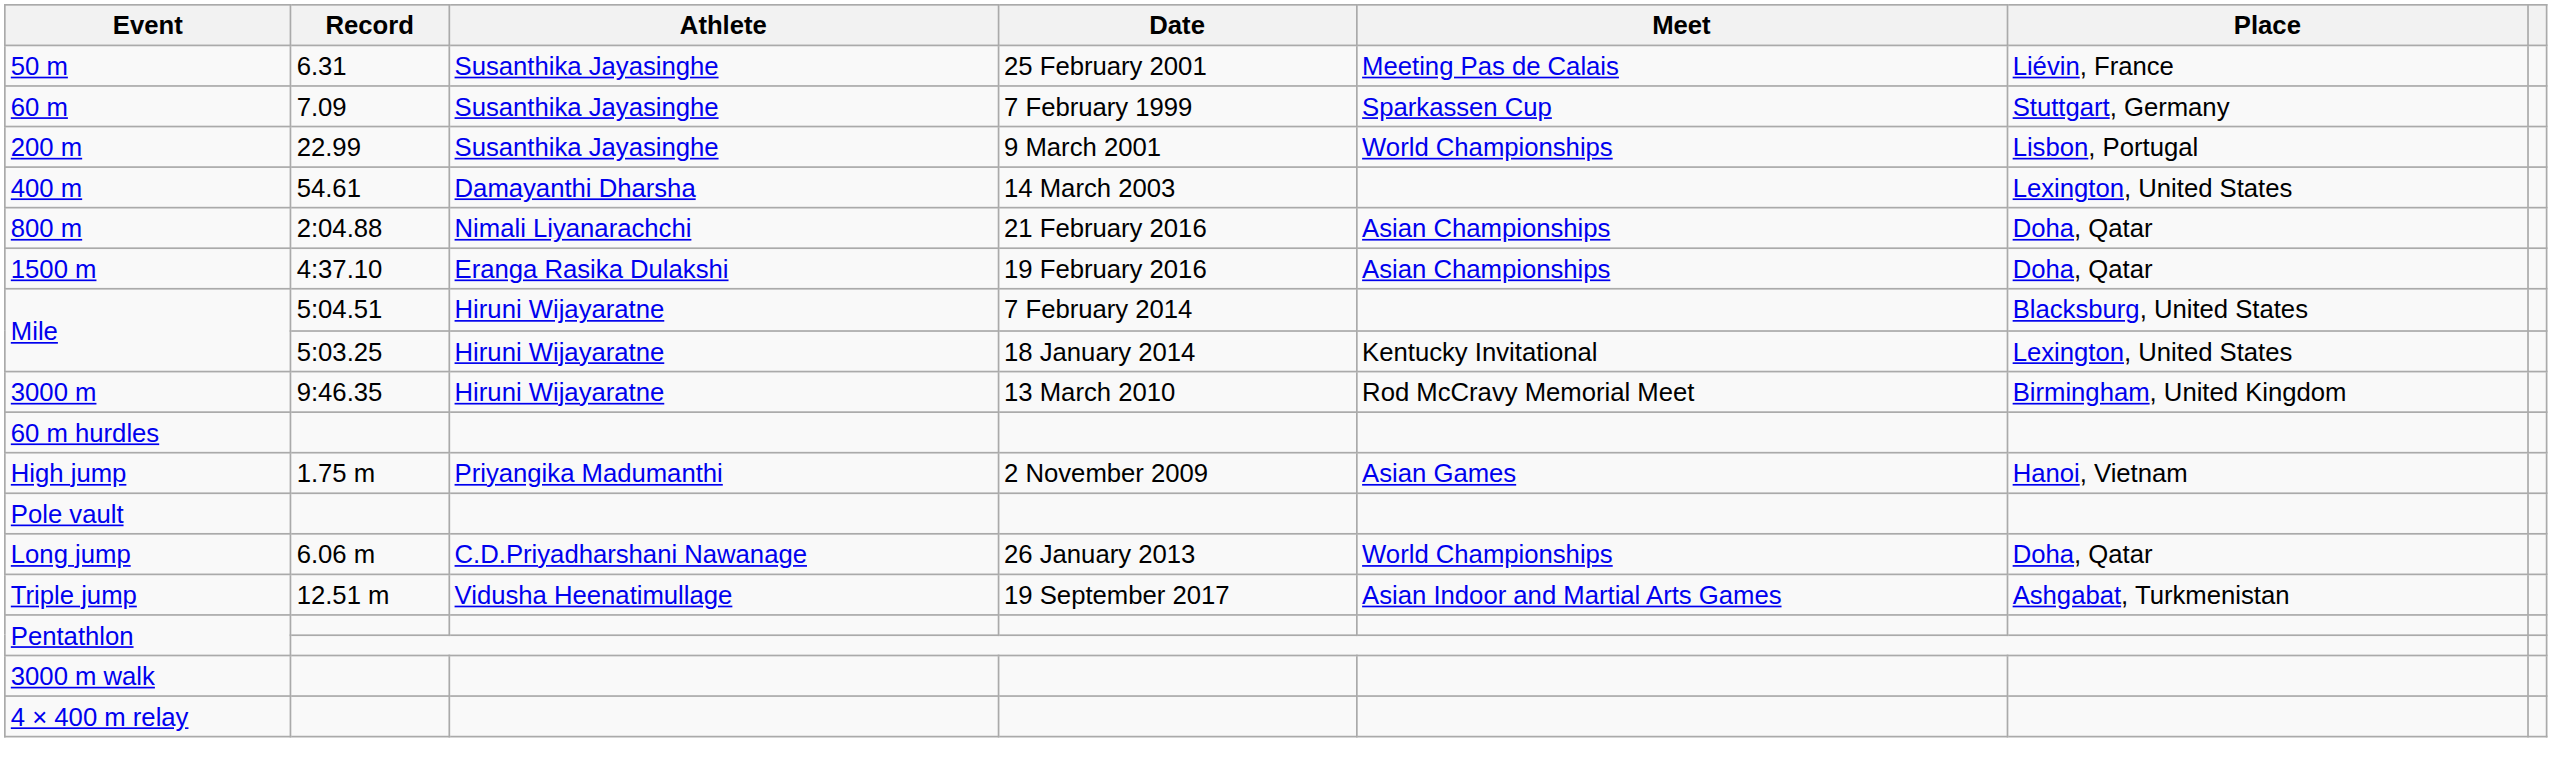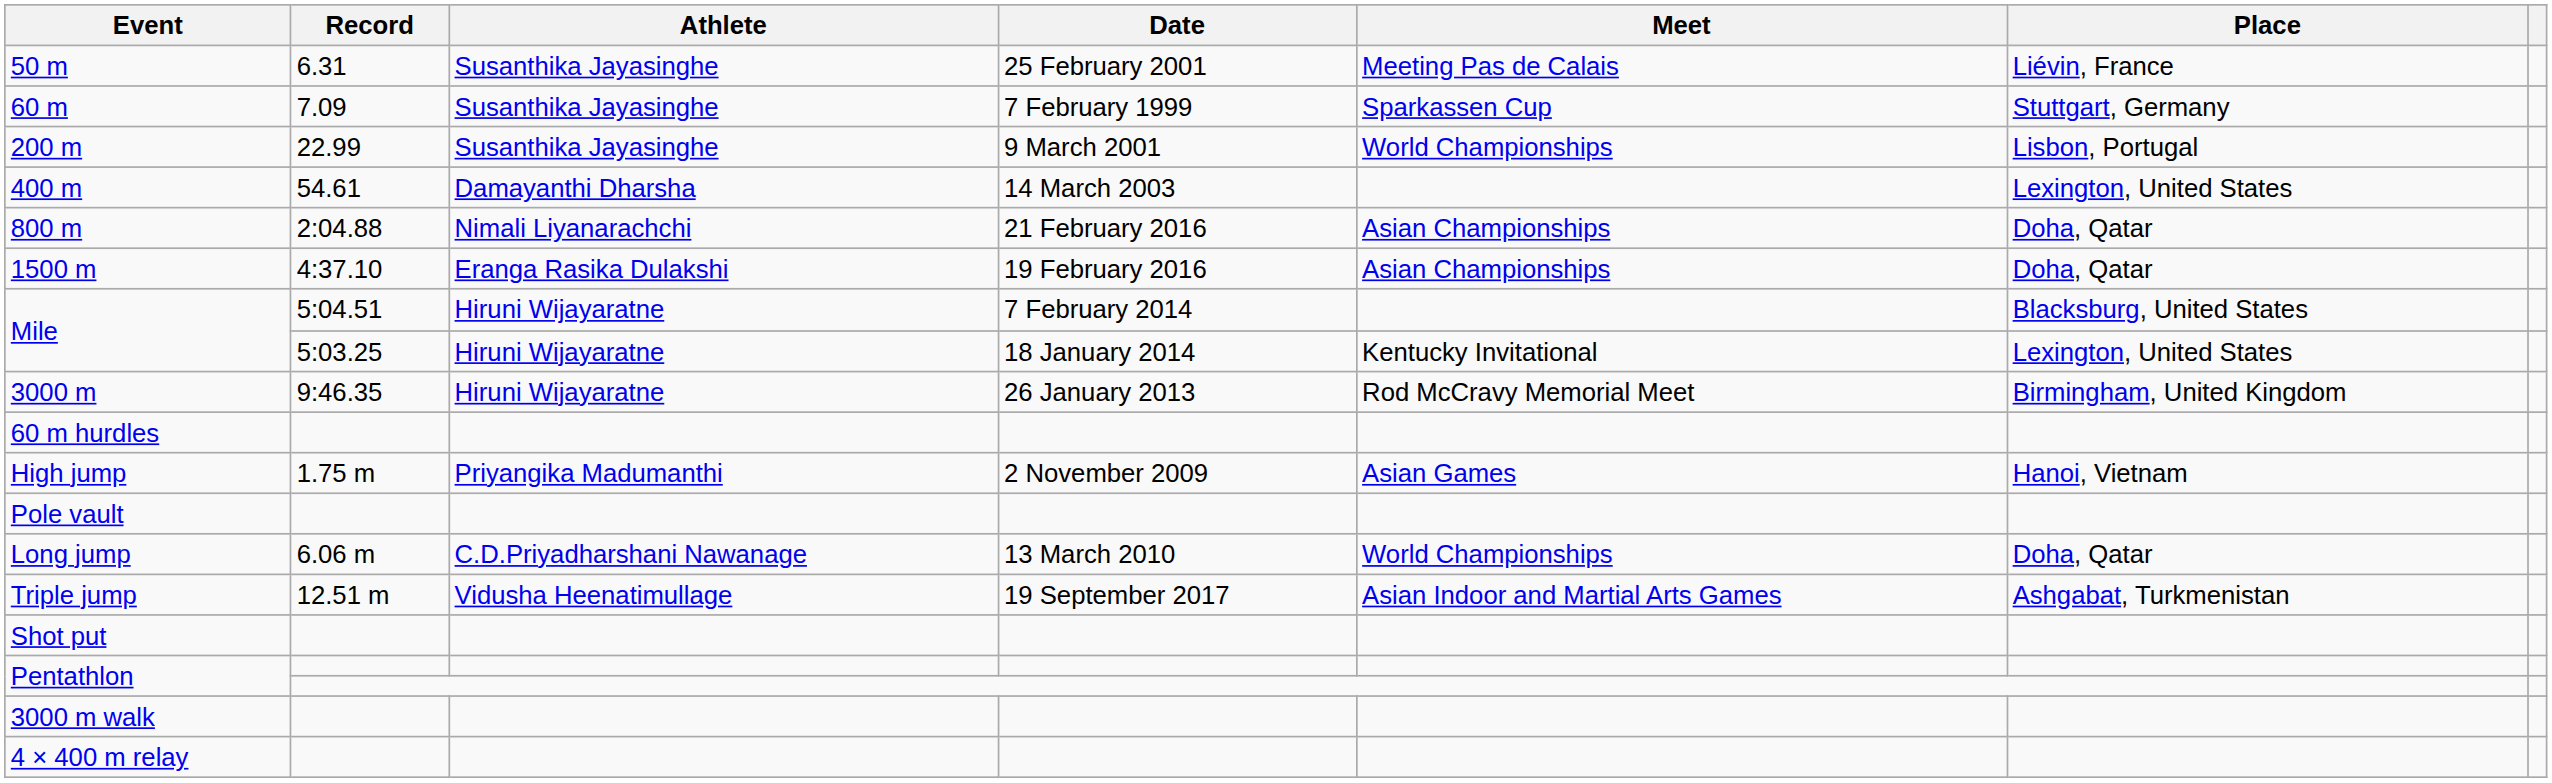(1090, 391) 13 March 2010 -> (1100, 391) 26 January 2013
(1100, 554) 26 January 2013 -> (1090, 554) 13 March 2010
+ row: (59, 635)
